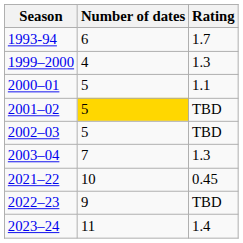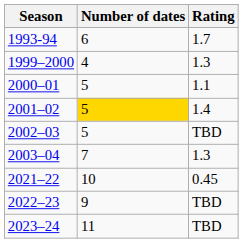(207, 109) TBD -> (201, 109) 1.4
(201, 226) 1.4 -> (207, 226) TBD
